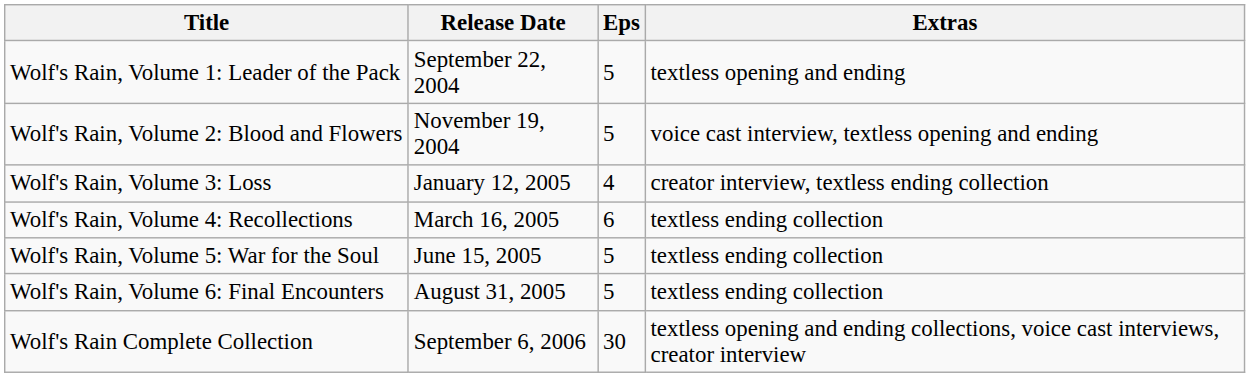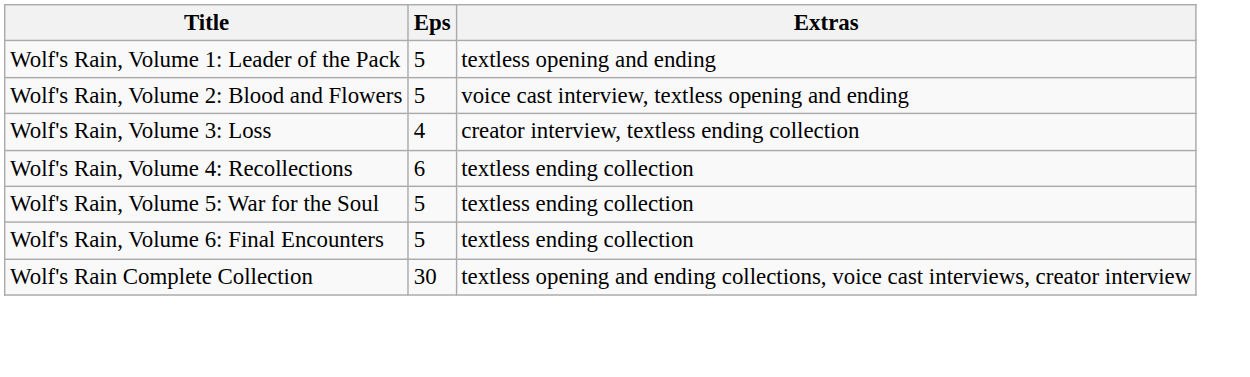- column: (503, 22)
